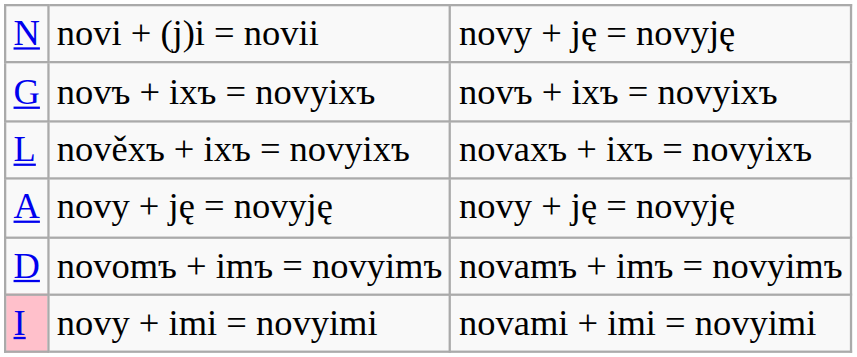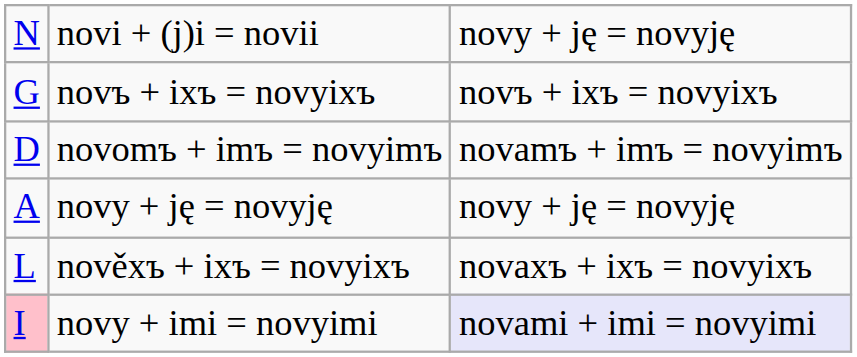rows swapped: (249, 264) <-> (233, 149)
(638, 322) no background -> (638, 322) lavender background
